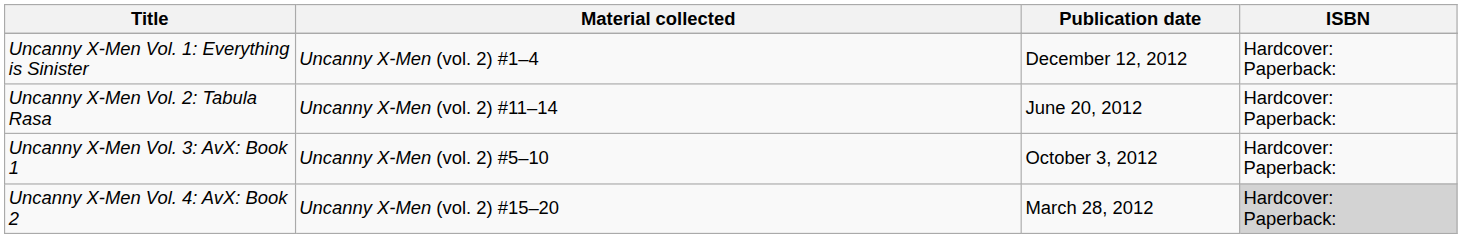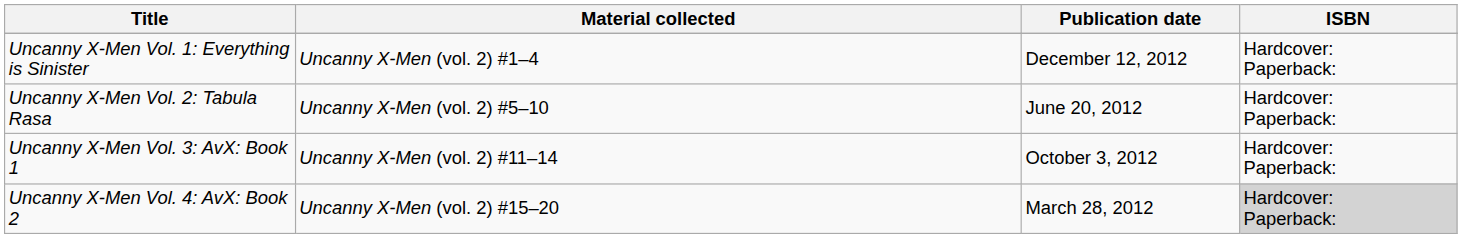(429, 108) Uncanny X-Men (vol. 2) #11–14 -> (424, 108) Uncanny X-Men (vol. 2) #5–10
(424, 158) Uncanny X-Men (vol. 2) #5–10 -> (429, 158) Uncanny X-Men (vol. 2) #11–14
